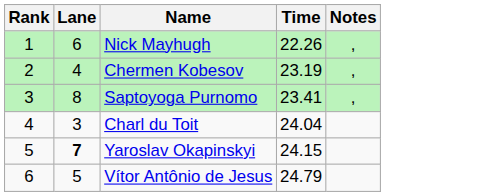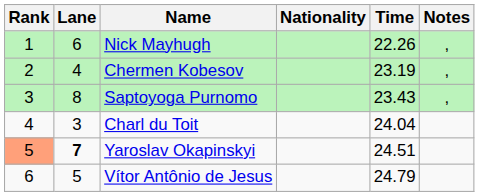+ column: (323, 17)
(301, 97) 23.41 -> (395, 97) 23.43
(29, 151) no background -> (29, 151) lightsalmon background
(301, 151) 24.15 -> (395, 151) 24.51
